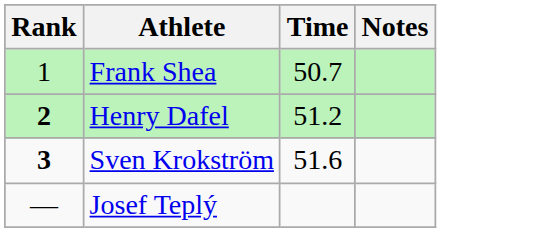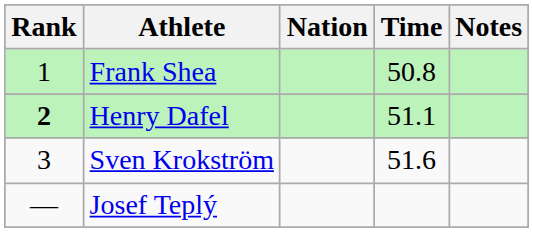+ column: (327, 26)
(318, 71) 50.7 -> (412, 71) 50.8
(318, 115) 51.2 -> (412, 115) 51.1
(44, 159) bold -> (44, 159) normal
